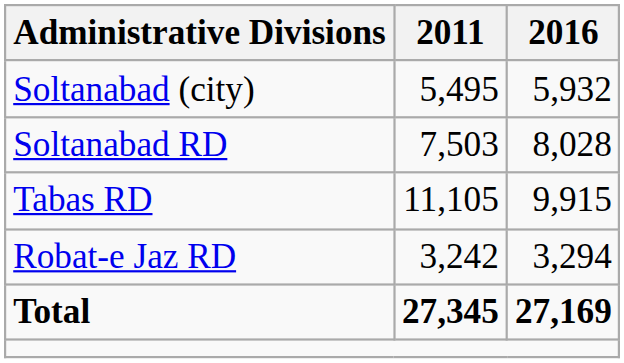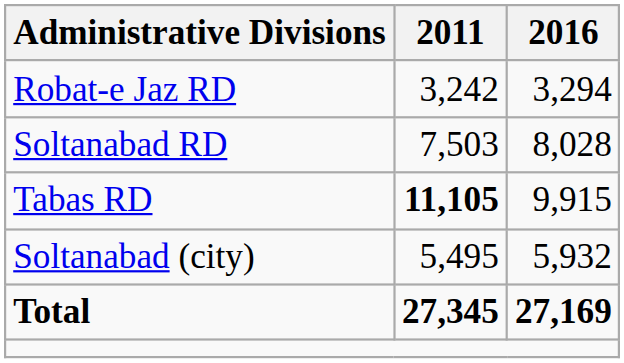rows swapped: (125, 255) <-> (134, 88)
(451, 199) normal -> (451, 199) bold
